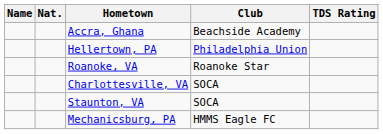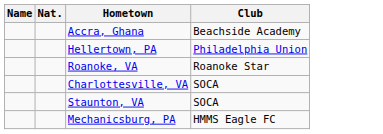- column: (344, 13)
